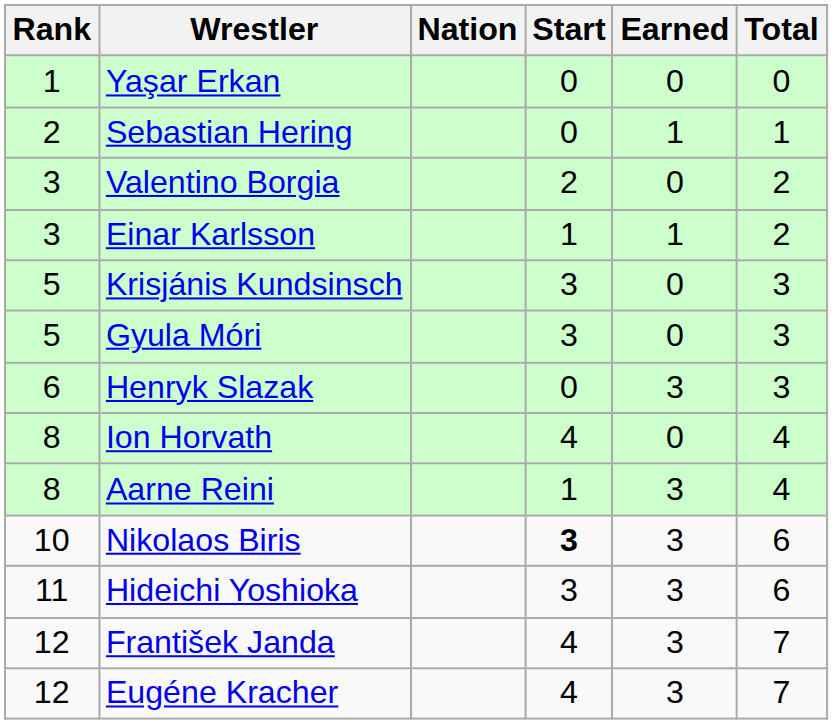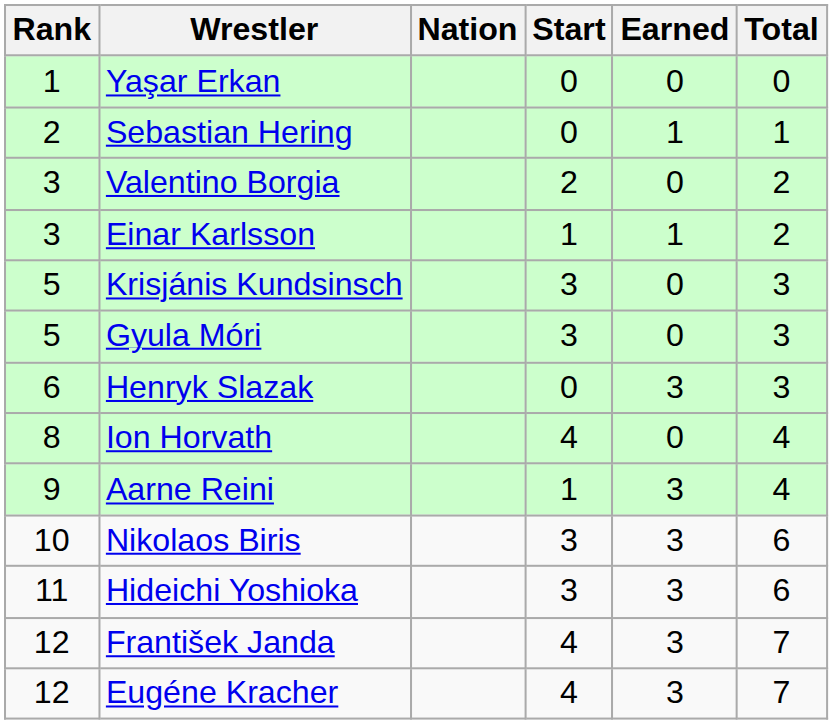(52, 489) 8 -> (52, 489) 9
(569, 540) bold -> (569, 540) normal
